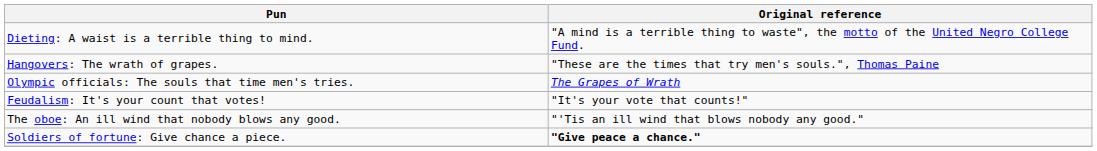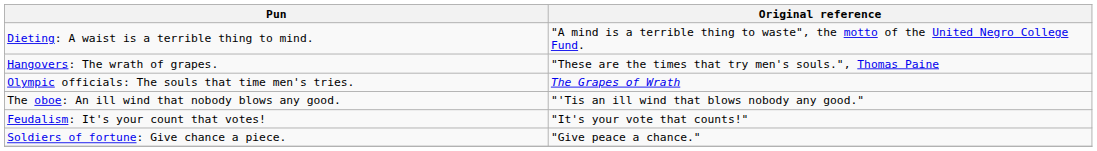rows swapped: (174, 119) <-> (137, 100)
(626, 137) bold -> (626, 137) normal
